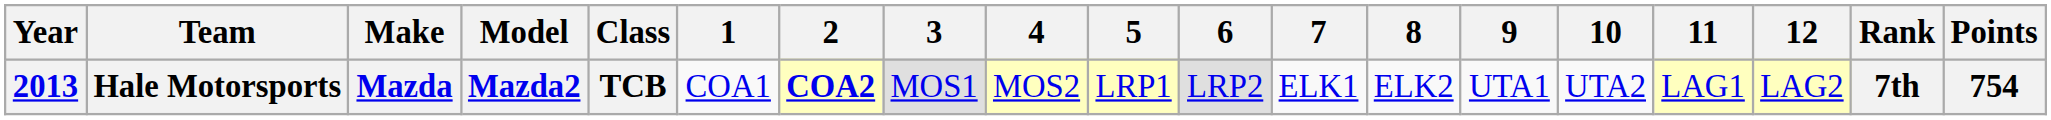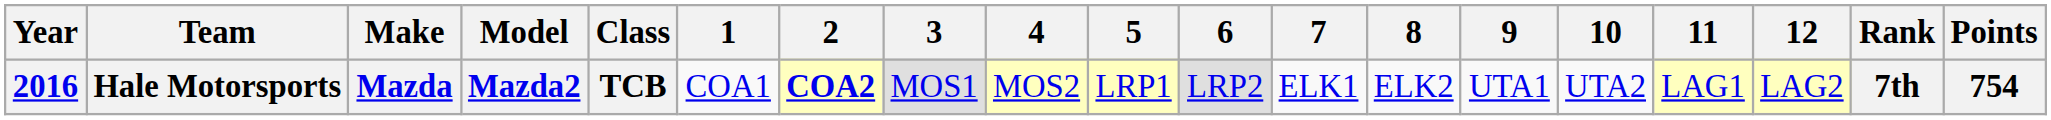(45, 85) 2013 -> (45, 85) 2016
